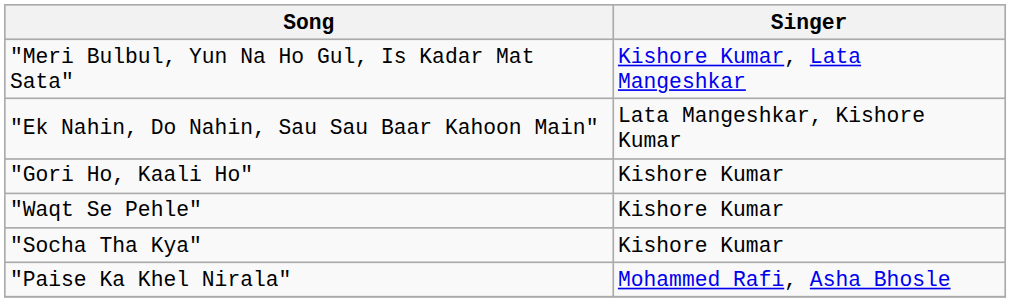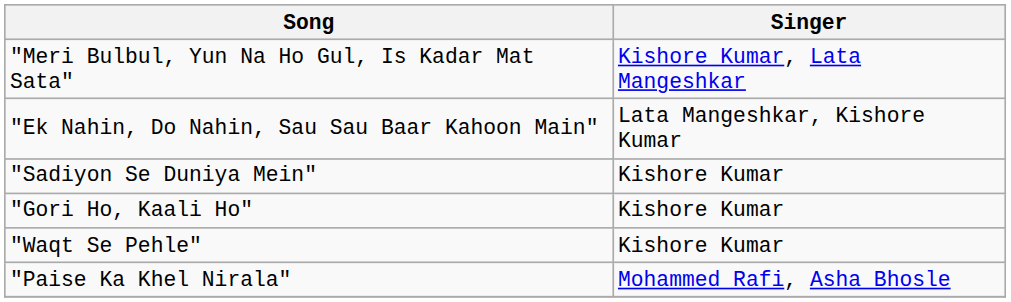+ row: (163, 176)
- row: (106, 245)
